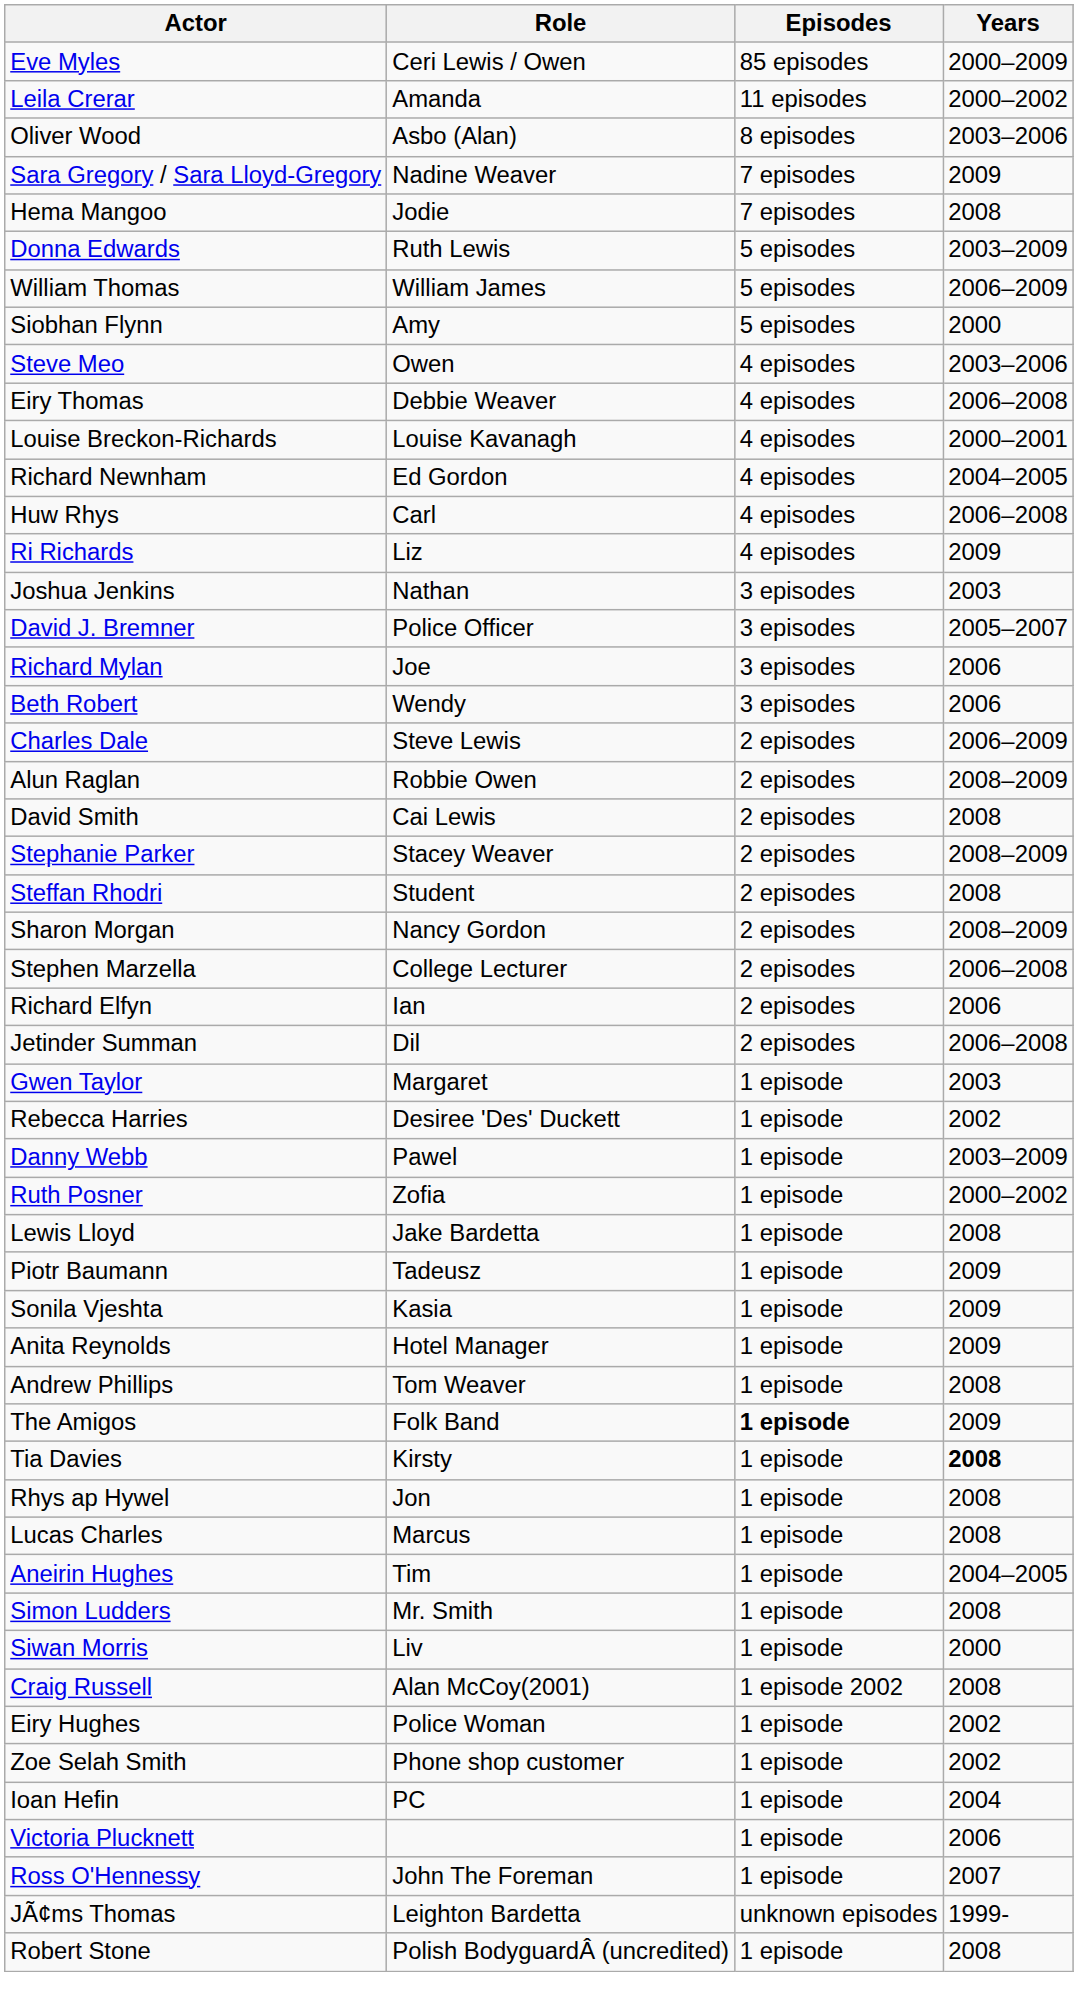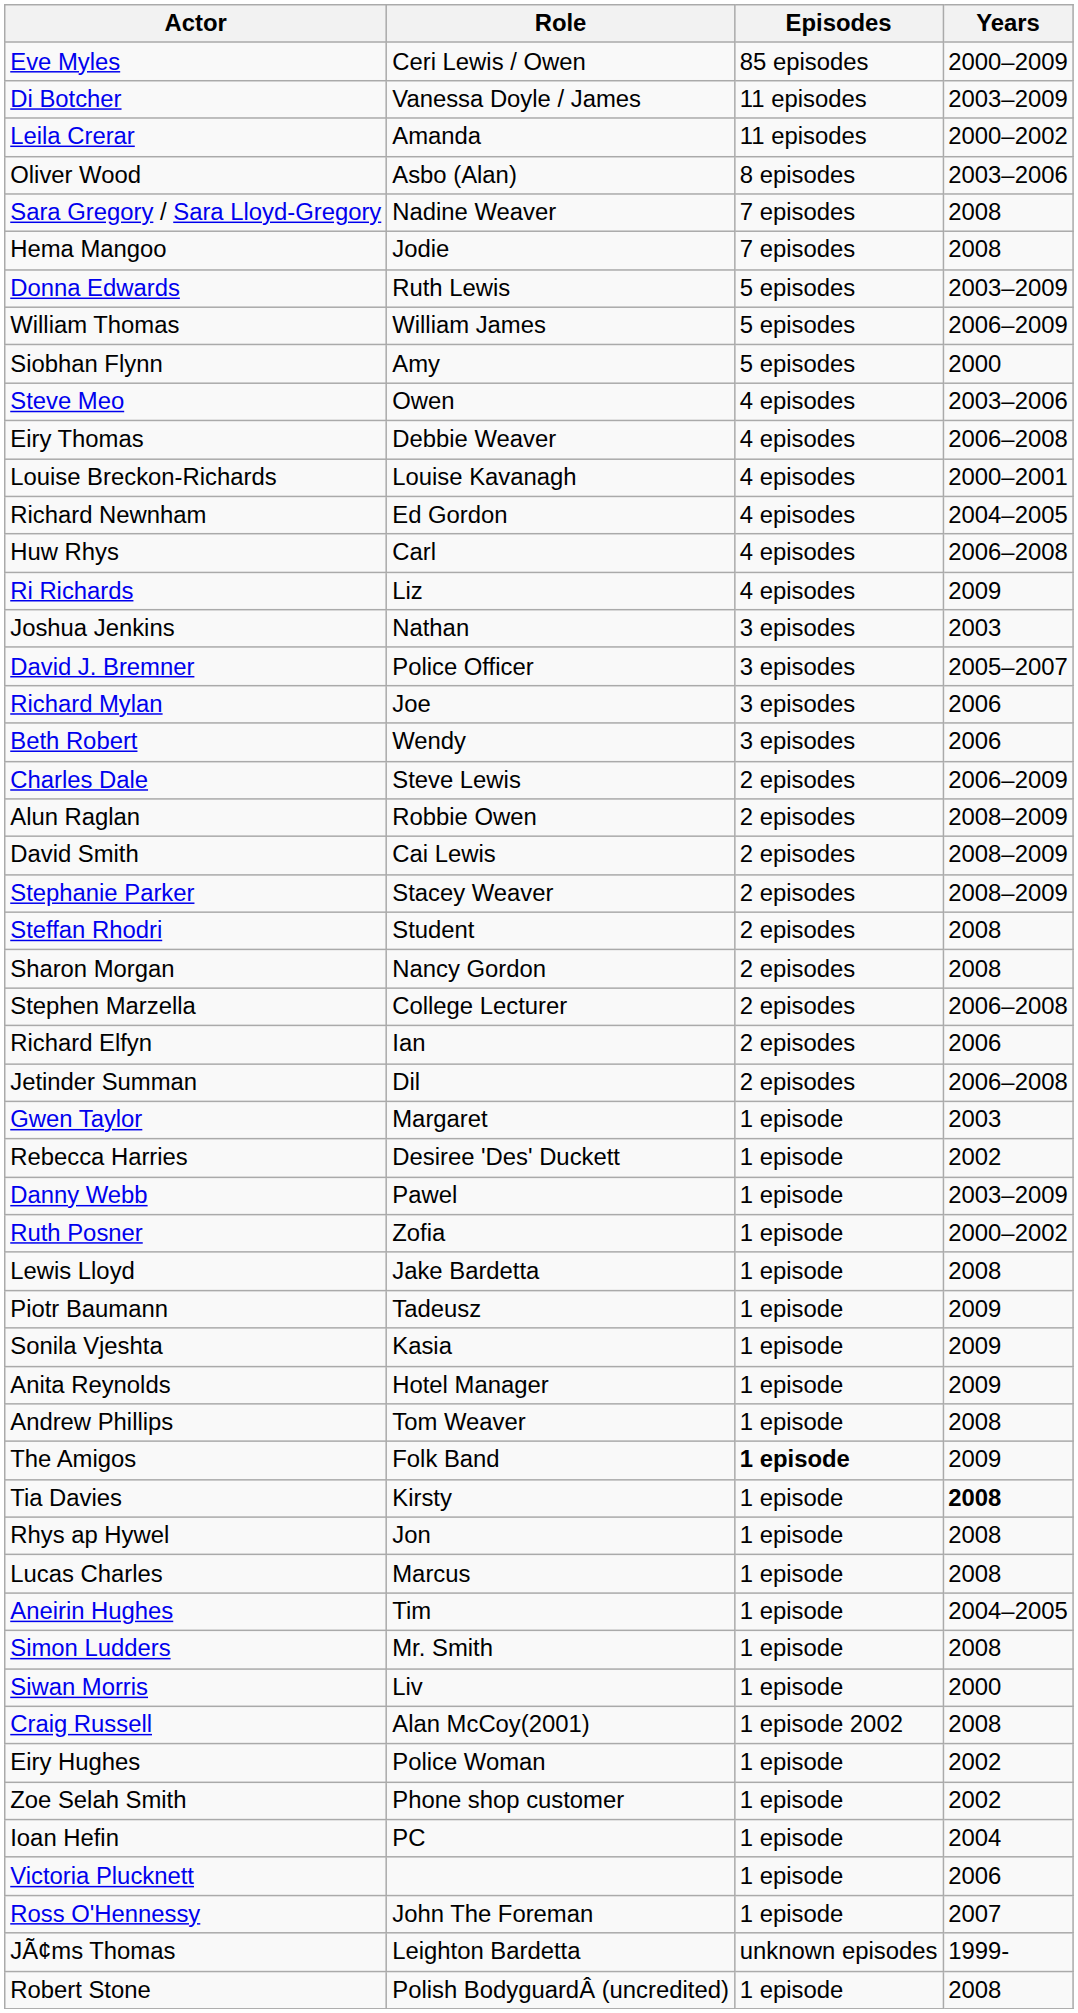+ row: (66, 99)
(975, 174) 2009 -> (975, 212) 2008
(975, 817) 2008 -> (1008, 855) 2008–2009
(1008, 930) 2008–2009 -> (975, 968) 2008
